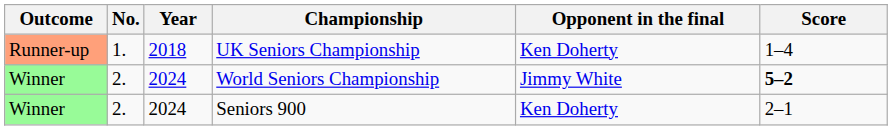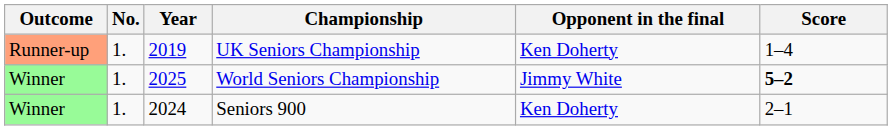(167, 49) 2018 -> (167, 49) 2019
(119, 79) 2. -> (119, 79) 1.
(167, 79) 2024 -> (167, 79) 2025
(119, 109) 2. -> (119, 109) 1.
